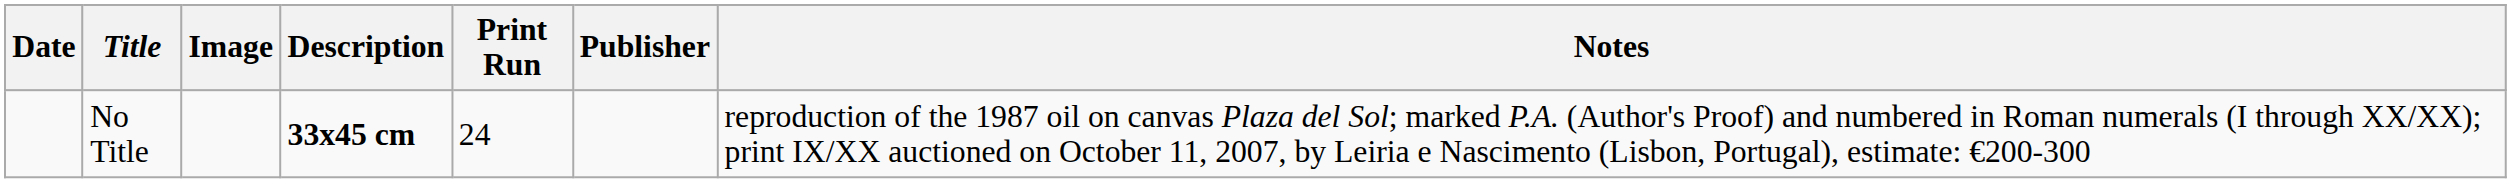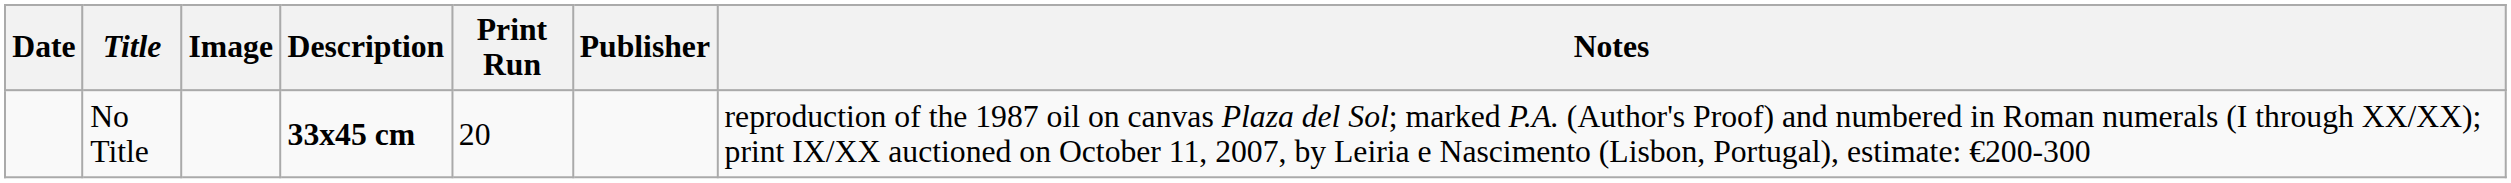(475, 133) 24 -> (475, 133) 20
